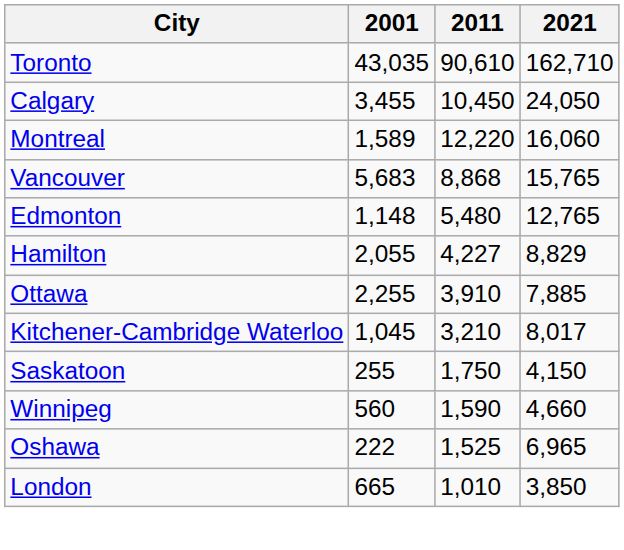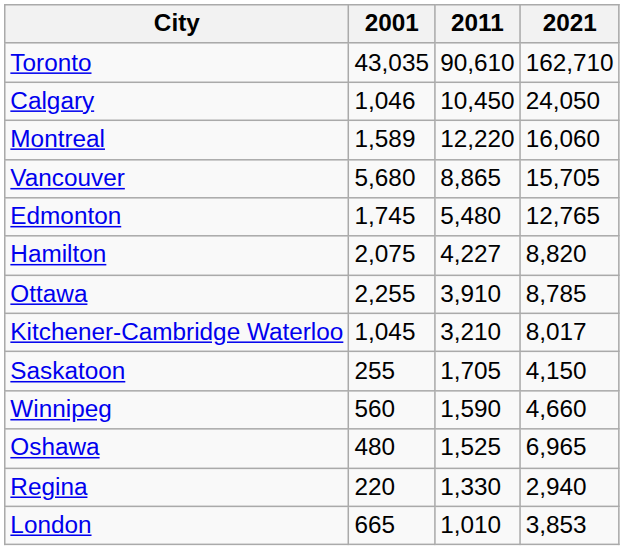(385, 100) 3,455 -> (385, 100) 1,046
(385, 178) 5,683 -> (385, 178) 5,680
(471, 178) 8,868 -> (471, 178) 8,865
(563, 178) 15,765 -> (563, 178) 15,705
(385, 216) 1,148 -> (385, 216) 1,745
(385, 255) 2,055 -> (385, 255) 2,075
(556, 255) 8,829 -> (556, 255) 8,820
(556, 293) 7,885 -> (556, 293) 8,785
(471, 370) 1,750 -> (471, 370) 1,705
(375, 448) 222 -> (375, 448) 480
+ row: (49, 486)
(556, 486) 3,850 -> (556, 525) 3,853
